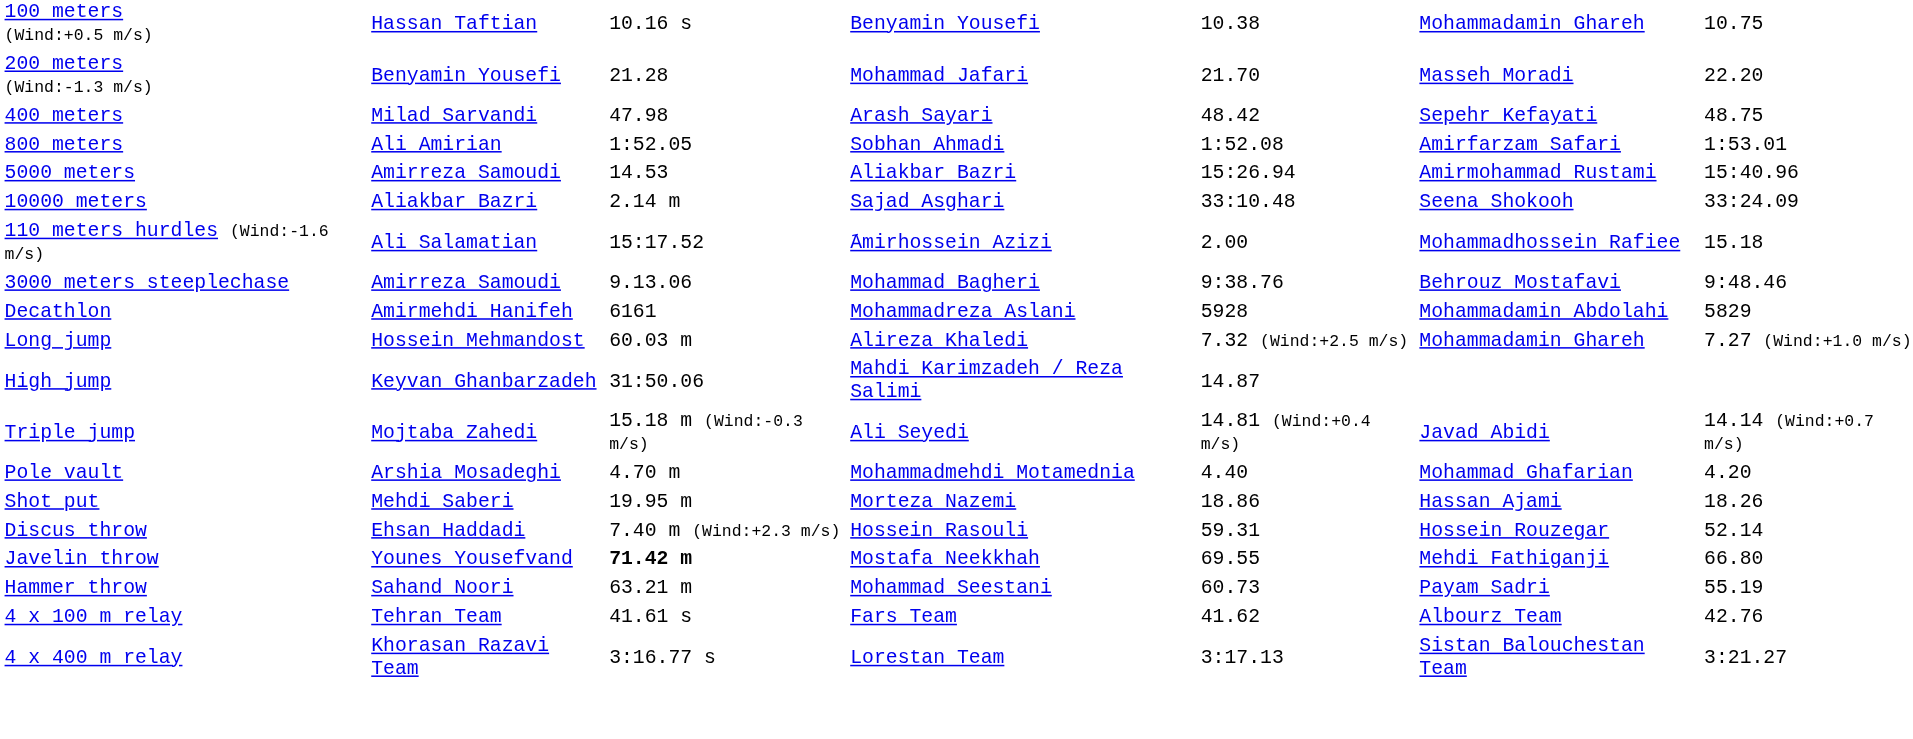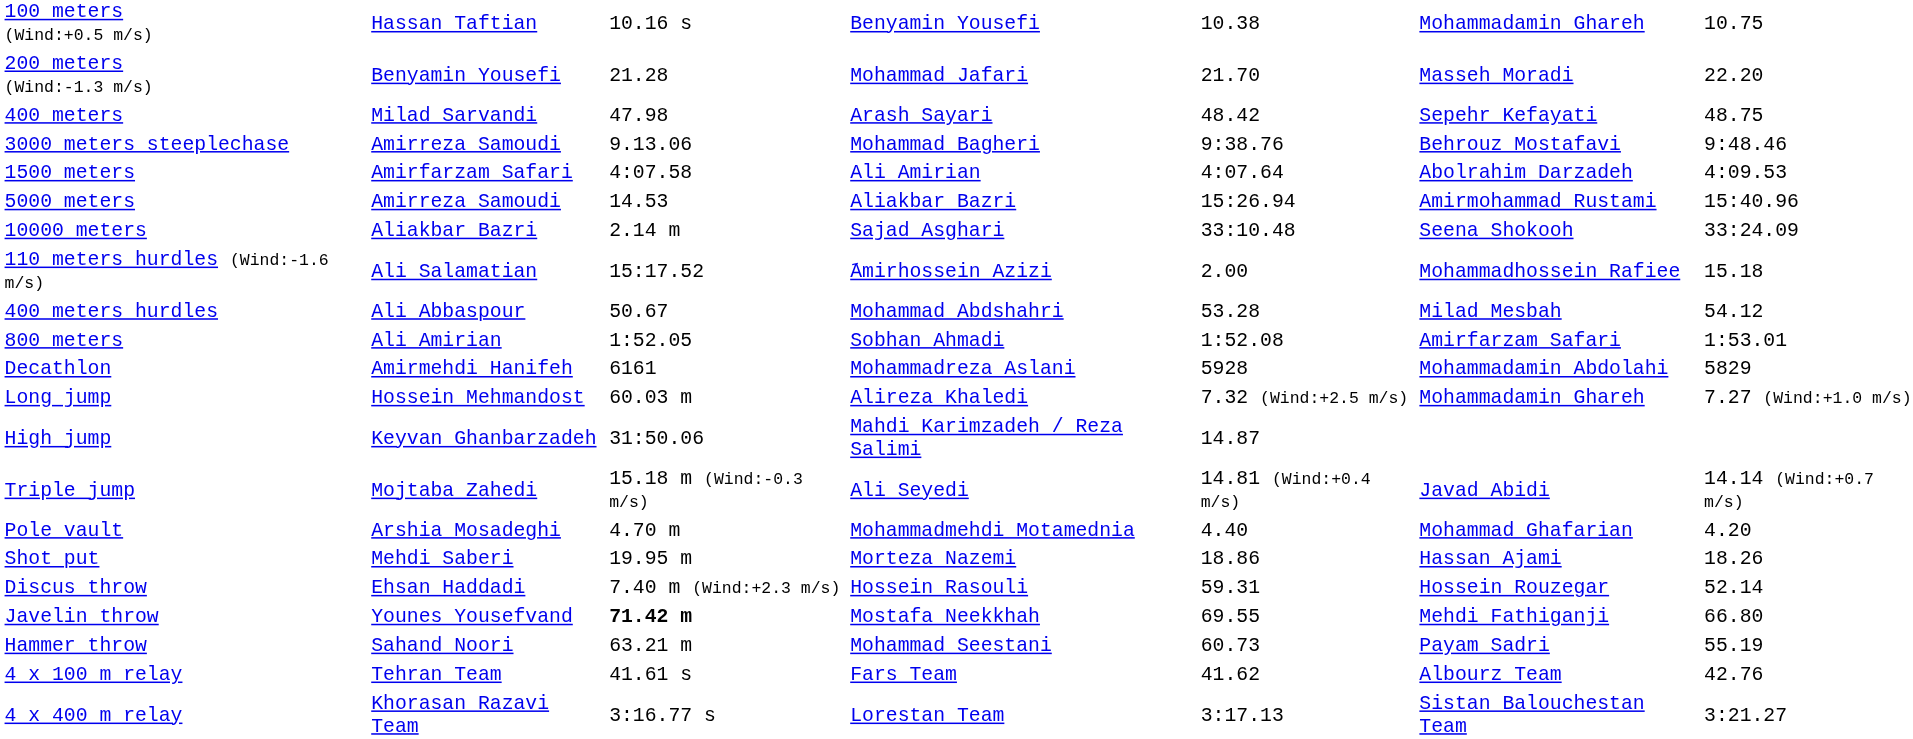rows swapped: (64, 144) <-> (147, 283)
+ row: (70, 173)
+ row: (111, 311)
